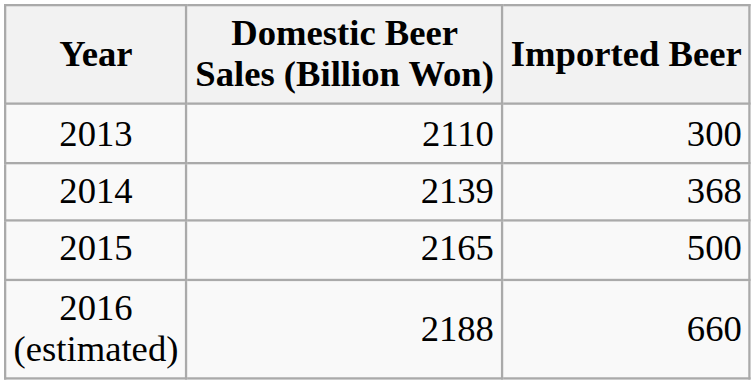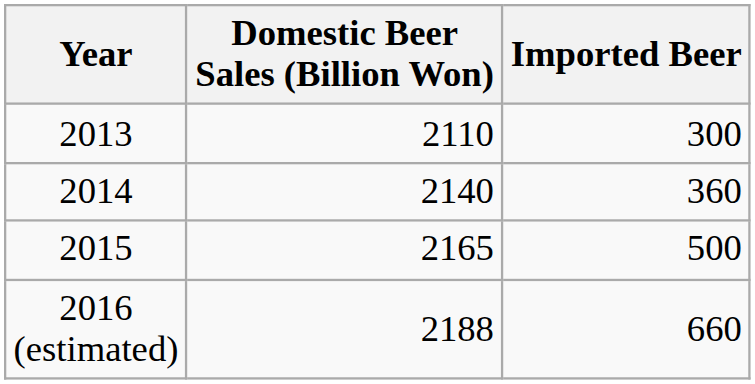(457, 190) 2139 -> (457, 190) 2140
(714, 190) 368 -> (714, 190) 360
